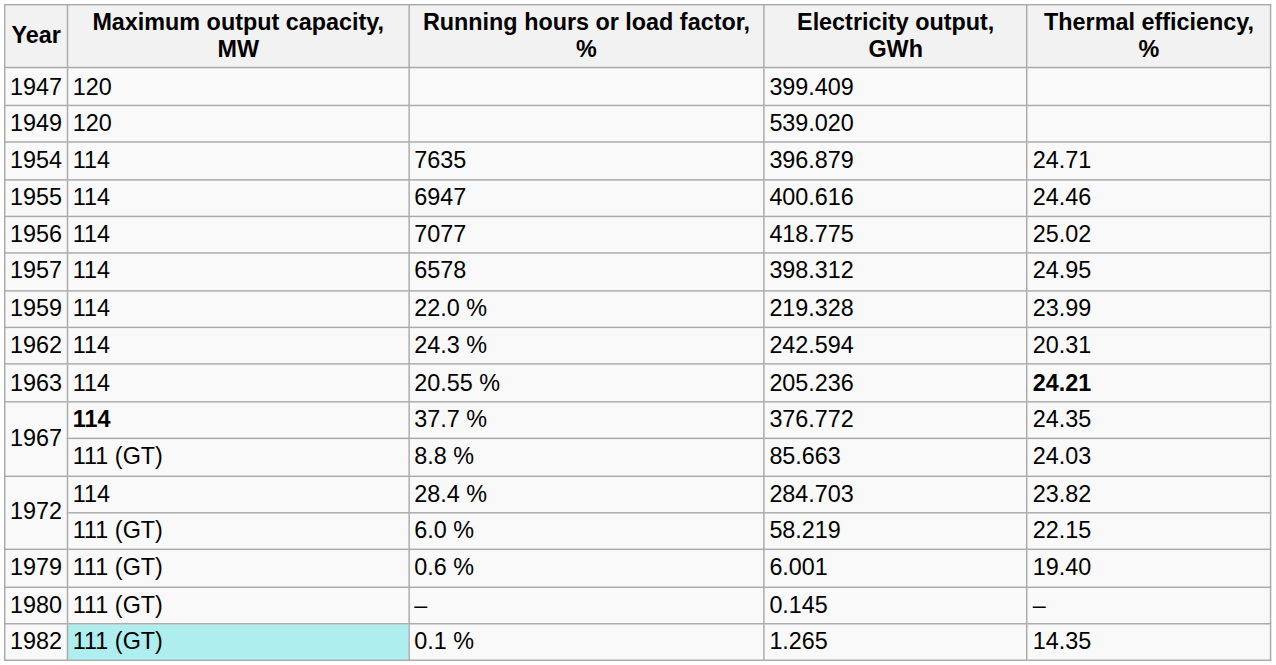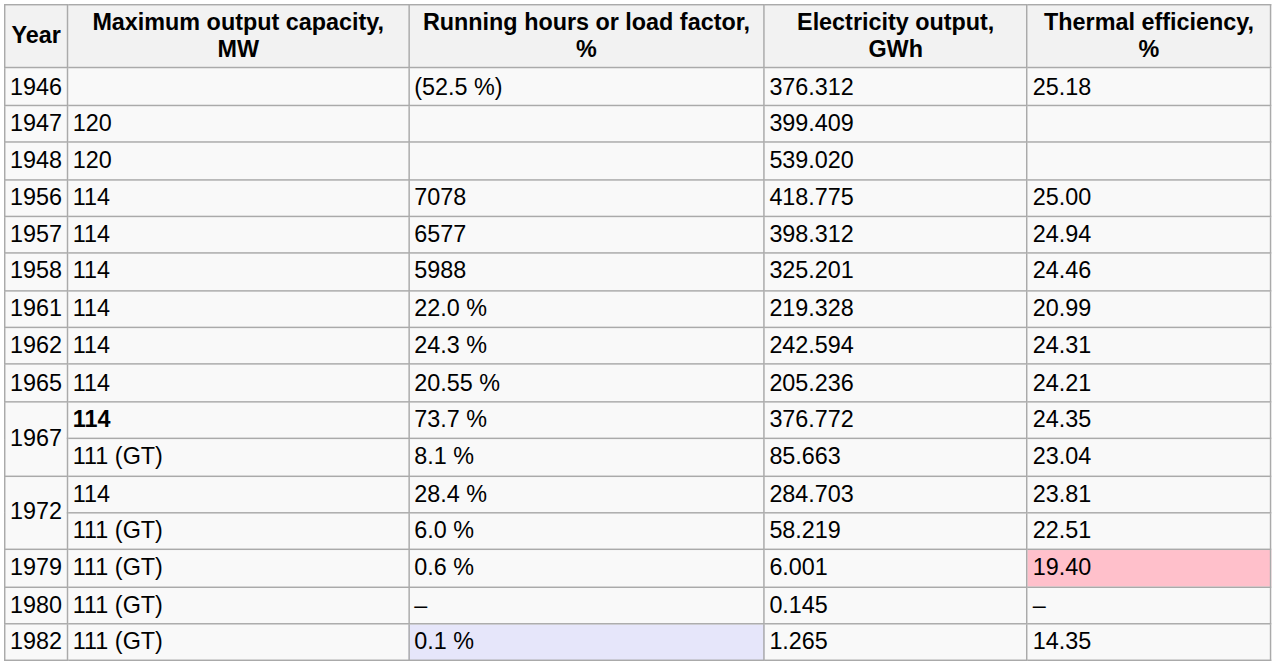+ row: (812, 86)
(36, 123) 1949 -> (36, 160) 1948
- row: (812, 160)
- row: (812, 197)
(440, 234) 7077 -> (440, 197) 7078
(1062, 234) 25.02 -> (1062, 197) 25.00
(440, 271) 6578 -> (440, 234) 6577
(1062, 271) 24.95 -> (1062, 234) 24.94
+ row: (812, 271)
(36, 308) 1959 -> (36, 308) 1961
(1062, 308) 23.99 -> (1062, 308) 20.99
(1062, 345) 20.31 -> (1062, 345) 24.31
(36, 382) 1963 -> (36, 382) 1965
(1062, 382) bold -> (1062, 382) normal
(451, 419) 37.7 % -> (451, 419) 73.7 %
(444, 456) 8.8 % -> (444, 456) 8.1 %
(1062, 456) 24.03 -> (1062, 456) 23.04
(1062, 493) 23.82 -> (1062, 493) 23.81
(1062, 530) 22.15 -> (1062, 530) 22.51
(1062, 567) no background -> (1062, 567) pink background
(118, 642) paleturquoise background -> (118, 642) no background
(444, 642) no background -> (444, 642) lavender background
